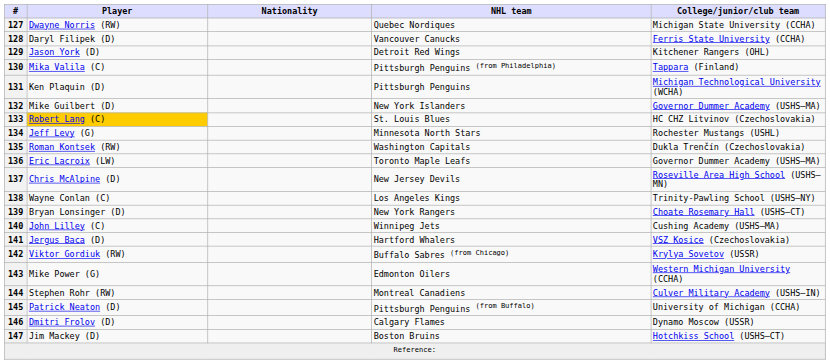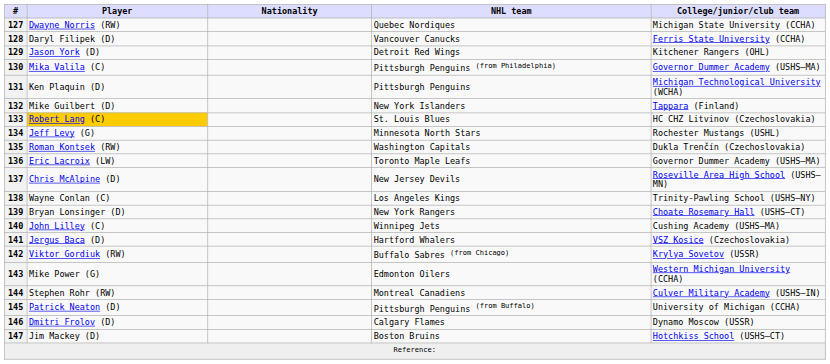(696, 67) Tappara (Finland) -> (737, 67) Governor Dummer Academy (USHS–MA)
(737, 106) Governor Dummer Academy (USHS–MA) -> (696, 106) Tappara (Finland)
